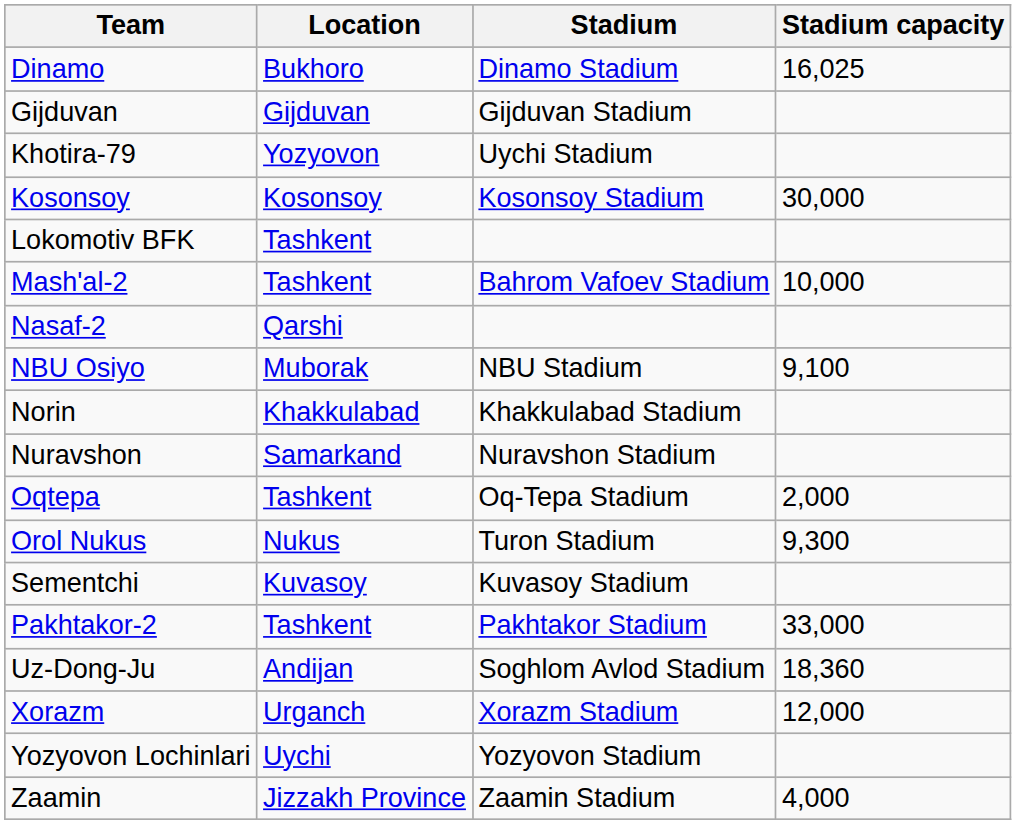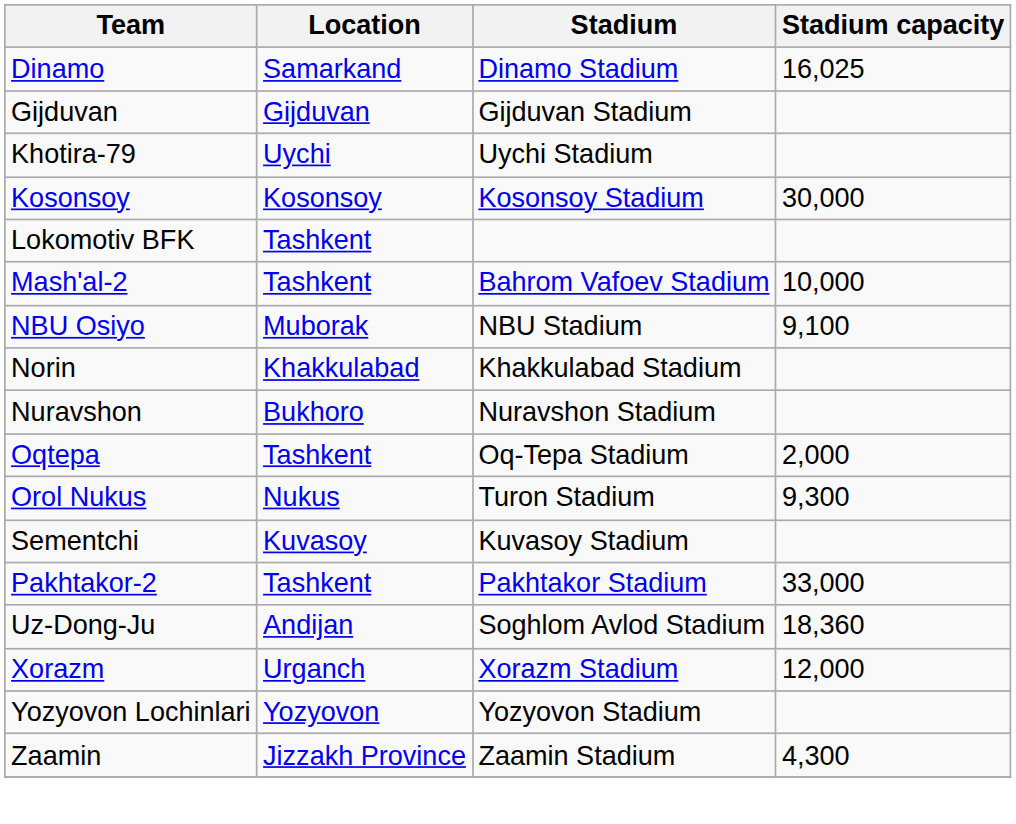(313, 68) Bukhoro -> (332, 68) Samarkand
(321, 154) Yozyovon -> (297, 154) Uychi
- row: (58, 326)
(332, 454) Samarkand -> (313, 411) Bukhoro
(297, 754) Uychi -> (321, 712) Yozyovon
(816, 797) 4,000 -> (816, 754) 4,300
